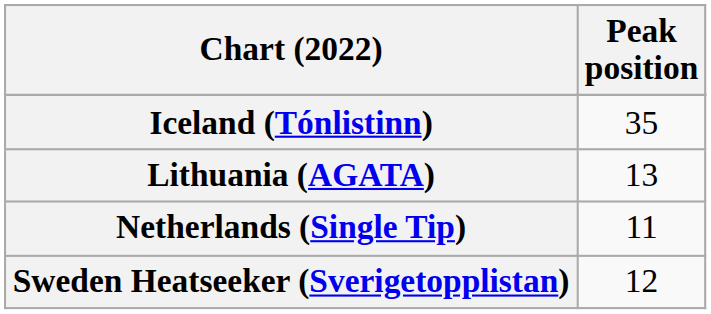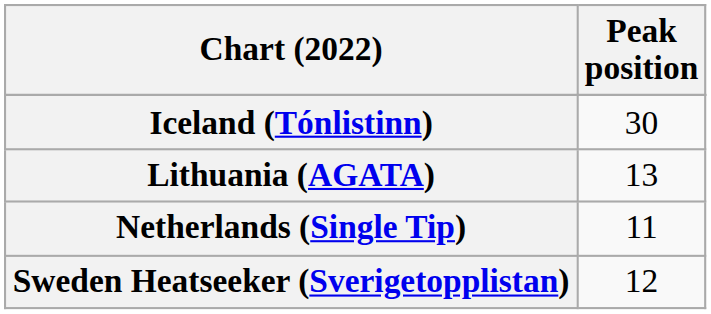(642, 121) 35 -> (642, 121) 30
